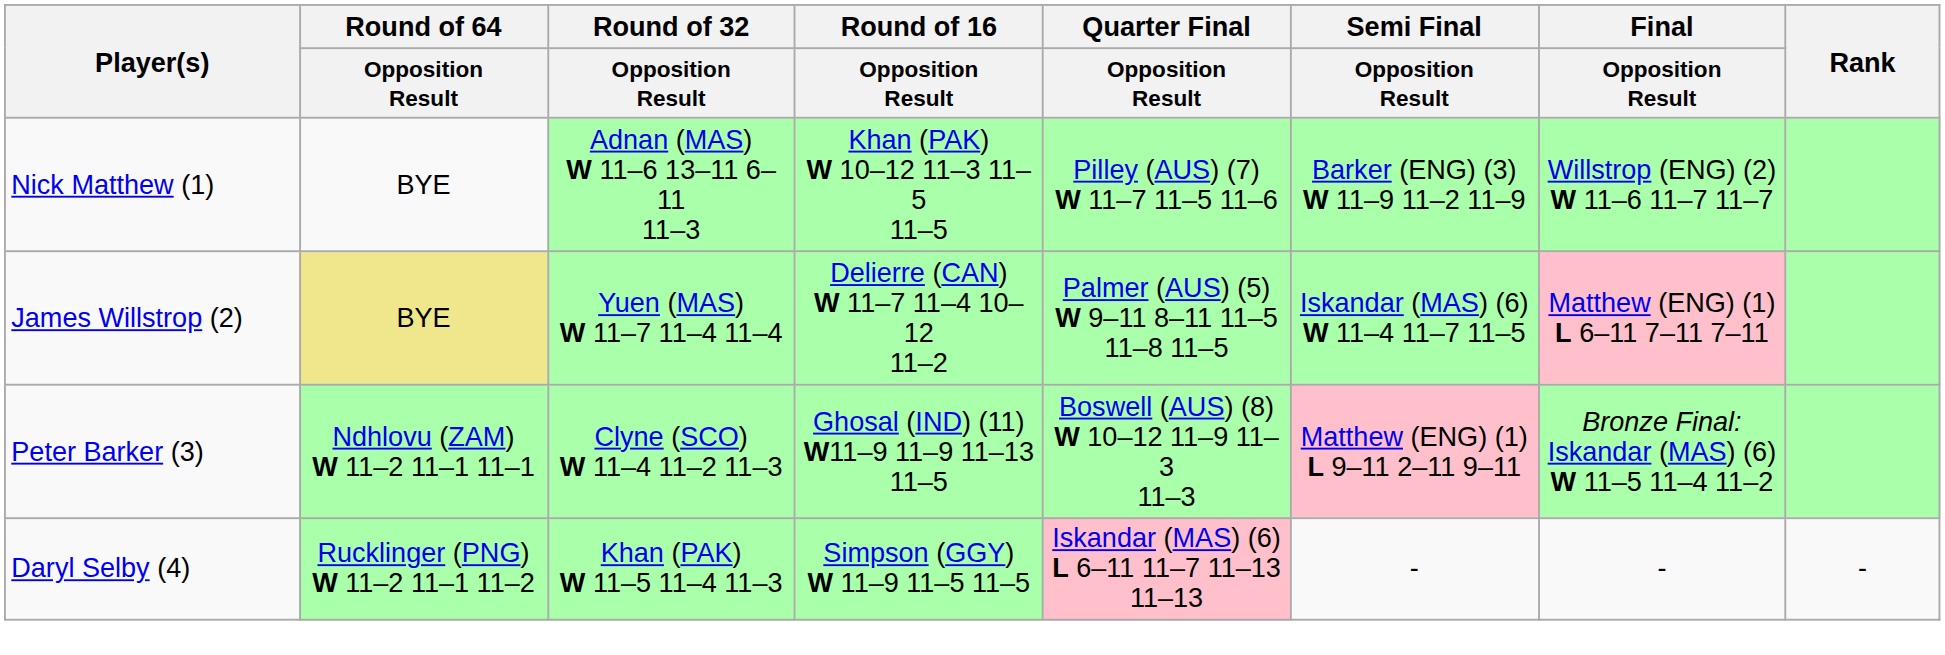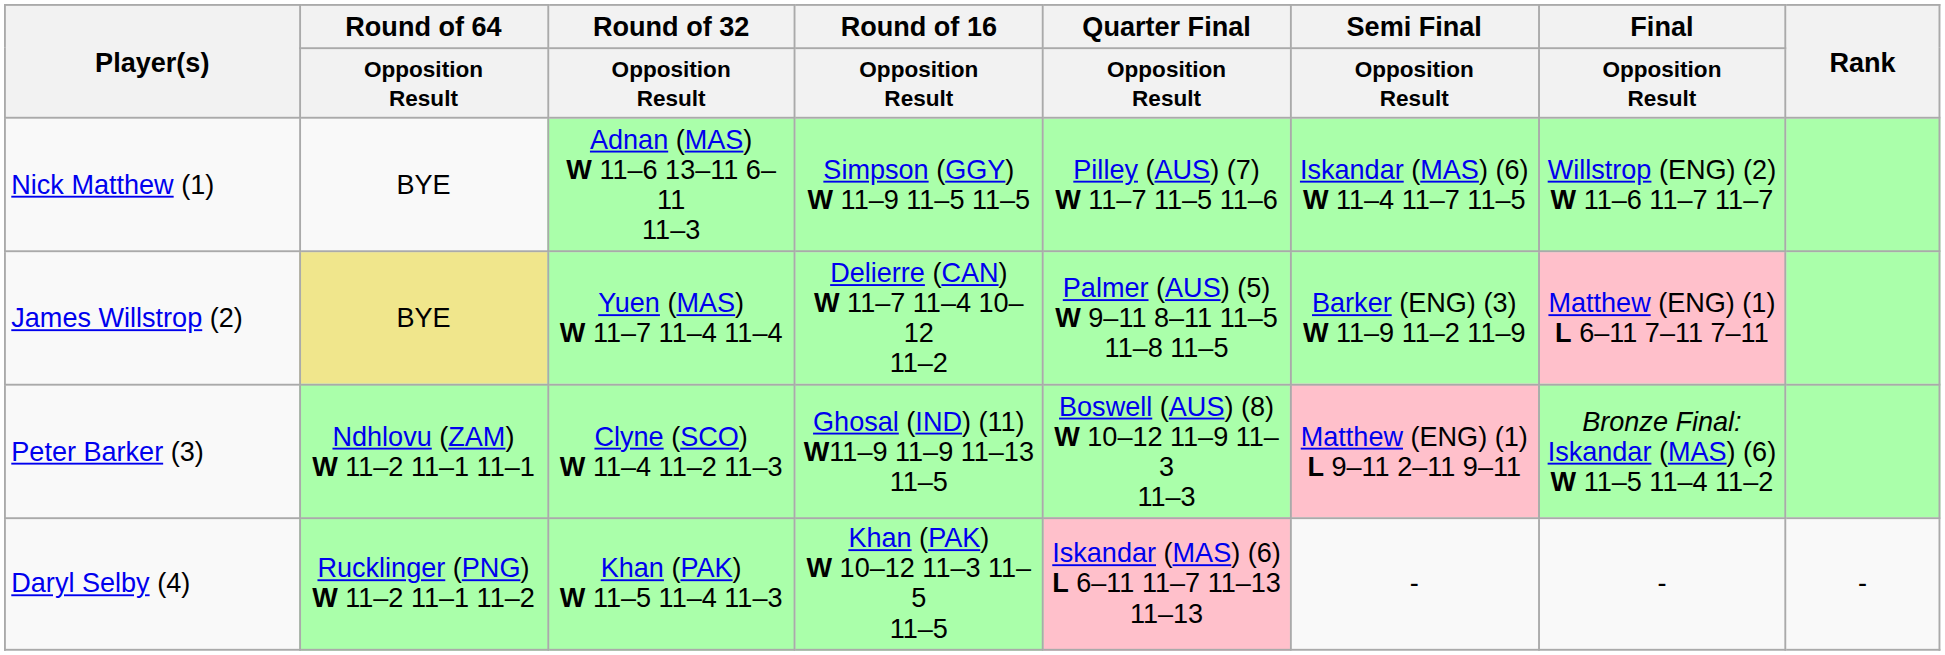(919, 185) Khan (PAK) W 10–12 11–3 11–5 11–5 -> (919, 185) Simpson (GGY) W 11–9 11–5 11–5
(1414, 185) Barker (ENG) (3) W 11–9 11–2 11–9 -> (1414, 185) Iskandar (MAS) (6) W 11–4 11–7 11–5
(1414, 318) Iskandar (MAS) (6) W 11–4 11–7 11–5 -> (1414, 318) Barker (ENG) (3) W 11–9 11–2 11–9
(919, 569) Simpson (GGY) W 11–9 11–5 11–5 -> (919, 584) Khan (PAK) W 10–12 11–3 11–5 11–5
